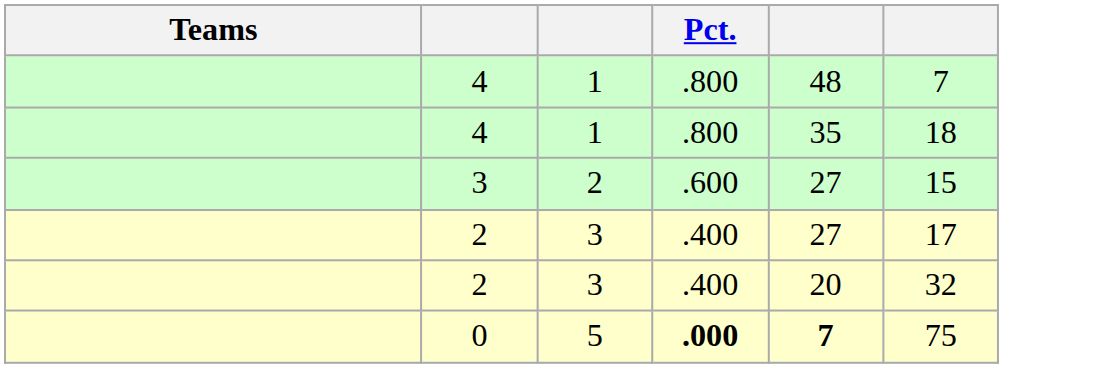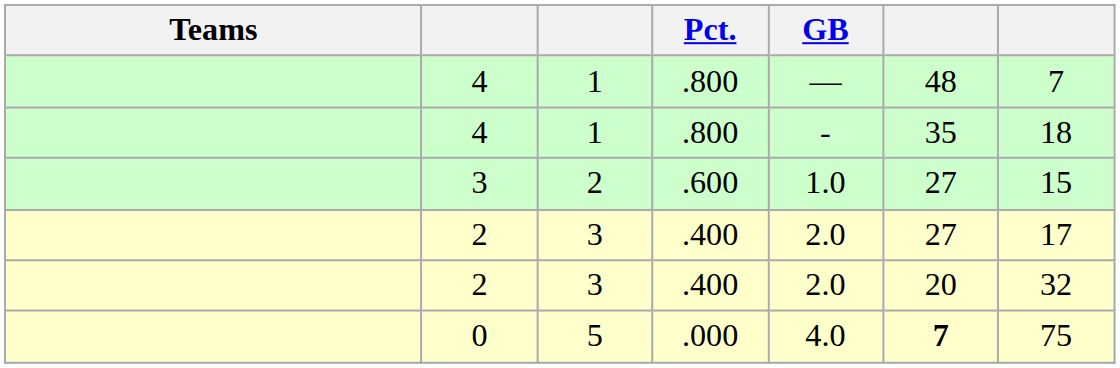+ column: (825, 30)
(710, 336) bold -> (710, 336) normal
